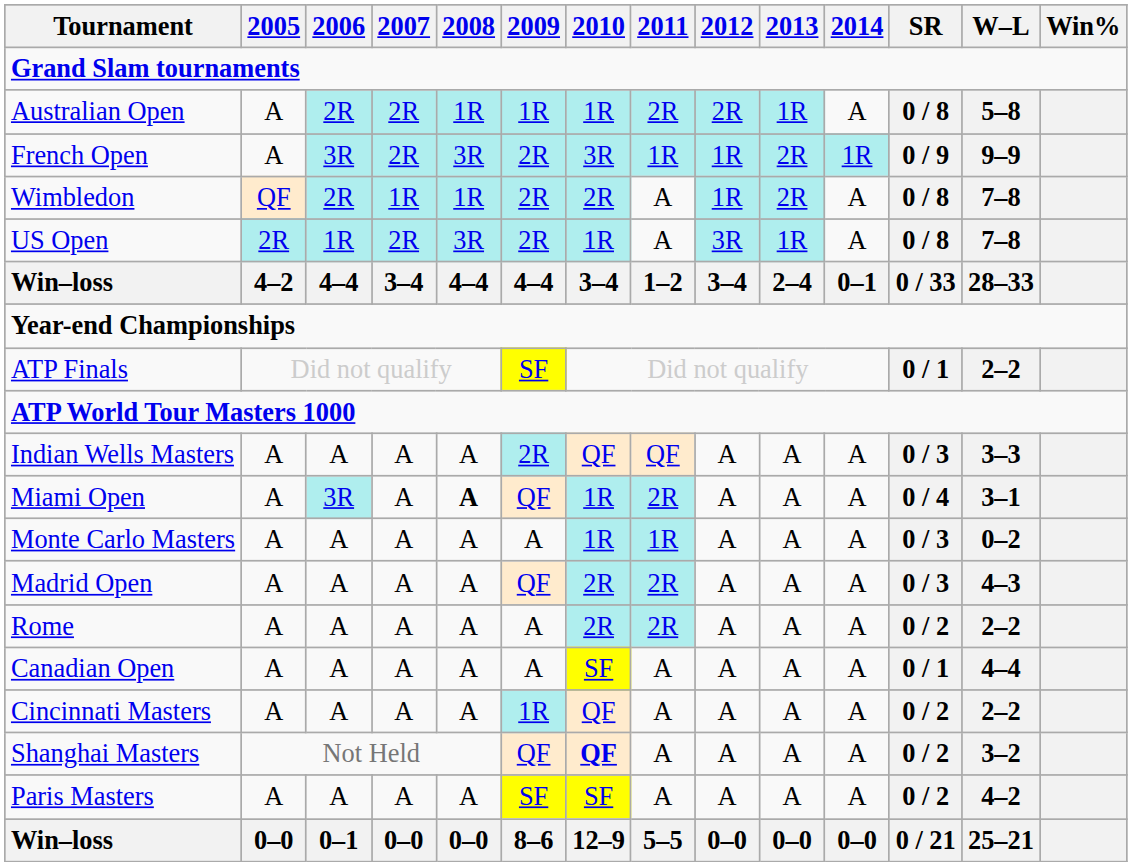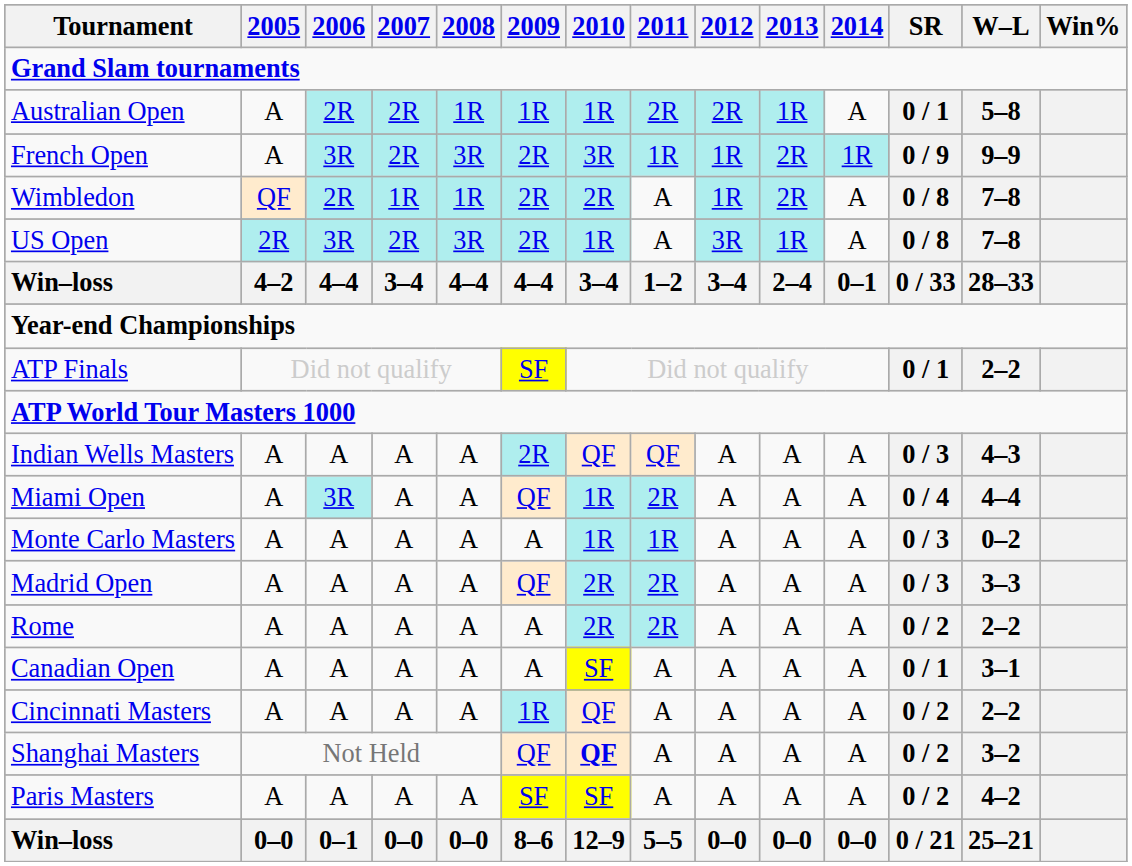(926, 111) 0 / 8 -> (926, 111) 0 / 1
(339, 239) 1R -> (339, 239) 3R
(1001, 453) 3–3 -> (1001, 453) 4–3
(469, 496) bold -> (469, 496) normal
(1001, 496) 3–1 -> (1001, 496) 4–4
(1001, 582) 4–3 -> (1001, 582) 3–3
(1001, 667) 4–4 -> (1001, 667) 3–1
